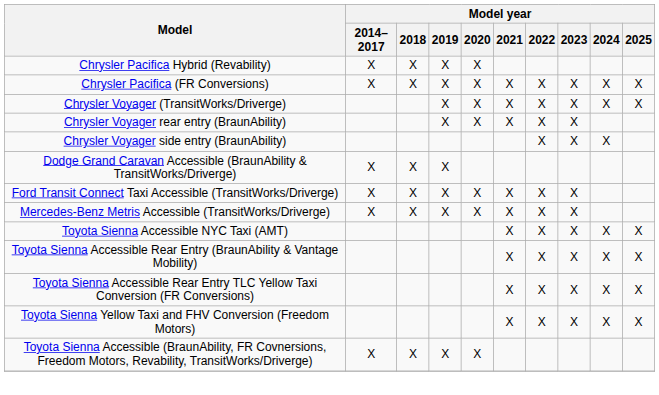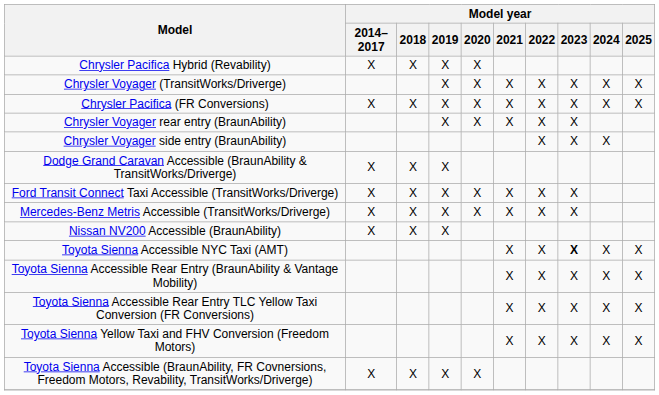rows swapped: (175, 84) <-> (175, 103)
+ row: (175, 231)
(574, 231) normal -> (574, 250) bold
